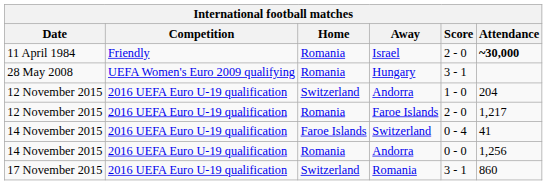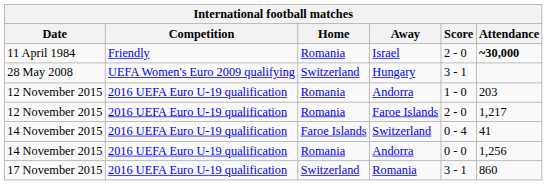(323, 72) Romania -> (330, 72) Switzerland
(330, 92) Switzerland -> (323, 92) Romania
(488, 92) 204 -> (488, 92) 203
